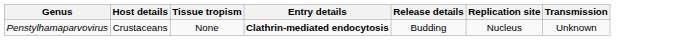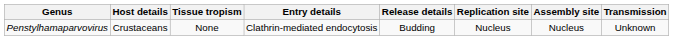+ column: (566, 12)
(317, 27) bold -> (312, 27) normal
